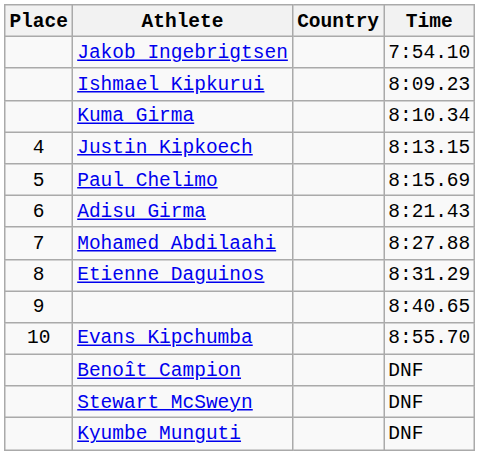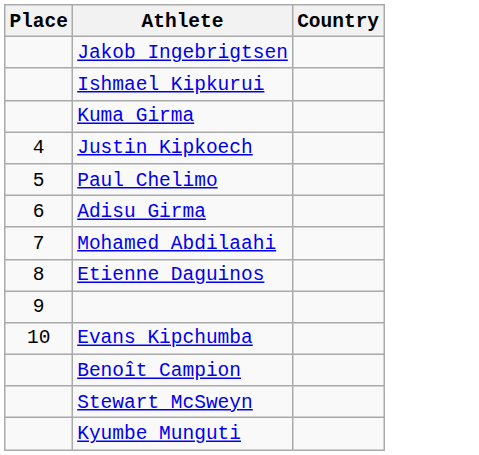- column: (429, 21)
